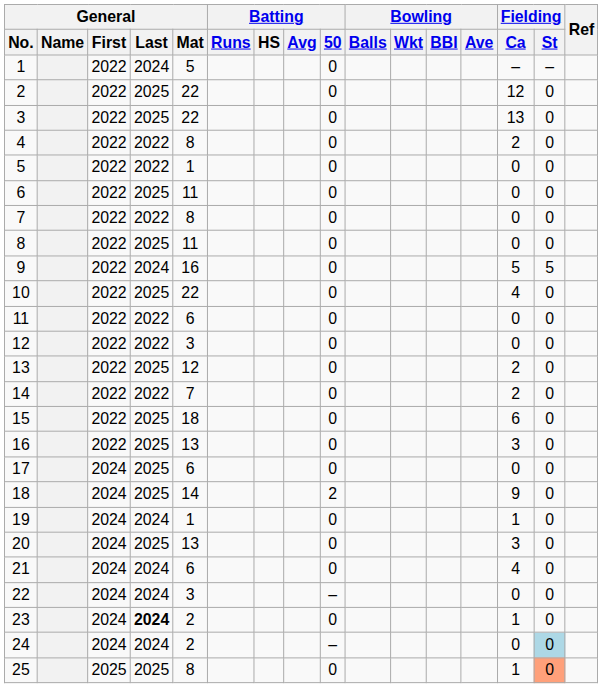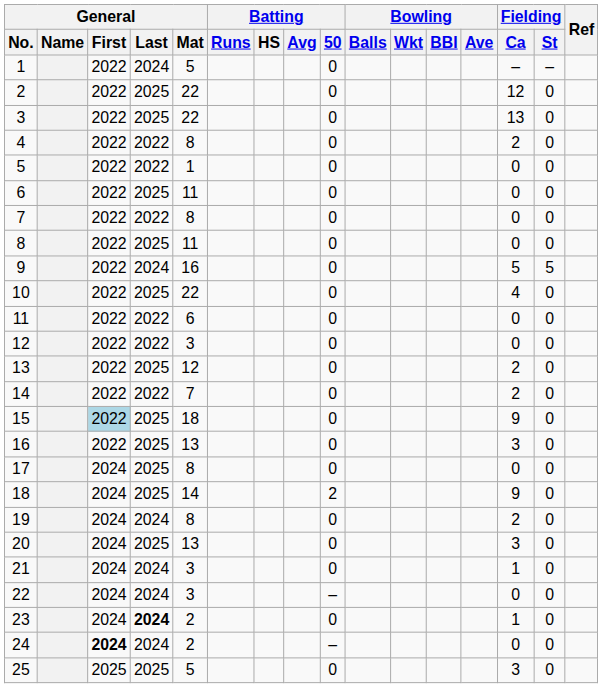(109, 419) no background -> (109, 419) lightblue background
(516, 419) 6 -> (516, 419) 9
(190, 469) 6 -> (190, 469) 8
(190, 519) 1 -> (190, 519) 8
(516, 519) 1 -> (516, 519) 2
(190, 569) 6 -> (190, 569) 3
(516, 569) 4 -> (516, 569) 1
(109, 645) normal -> (109, 645) bold
(550, 645) lightblue background -> (550, 645) no background
(190, 670) 8 -> (190, 670) 5
(516, 670) 1 -> (516, 670) 3
(550, 670) lightsalmon background -> (550, 670) no background
